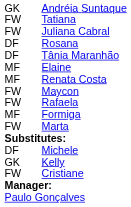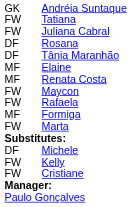(12, 162) GK -> (13, 162) FW
